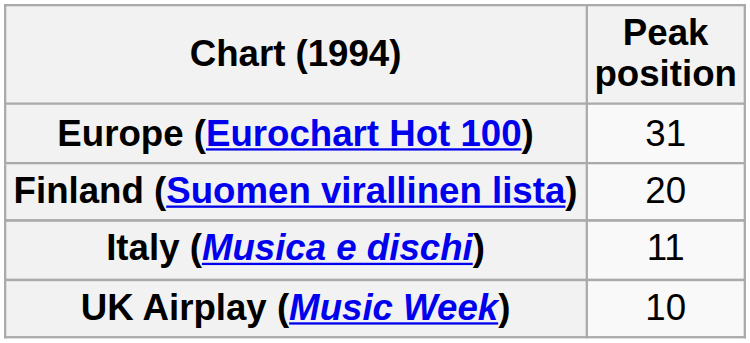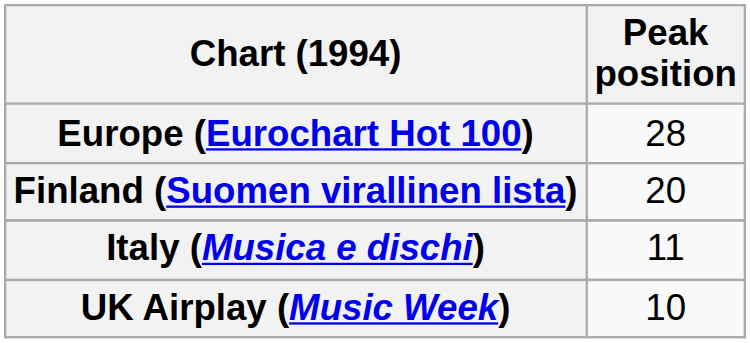(666, 132) 31 -> (666, 132) 28
